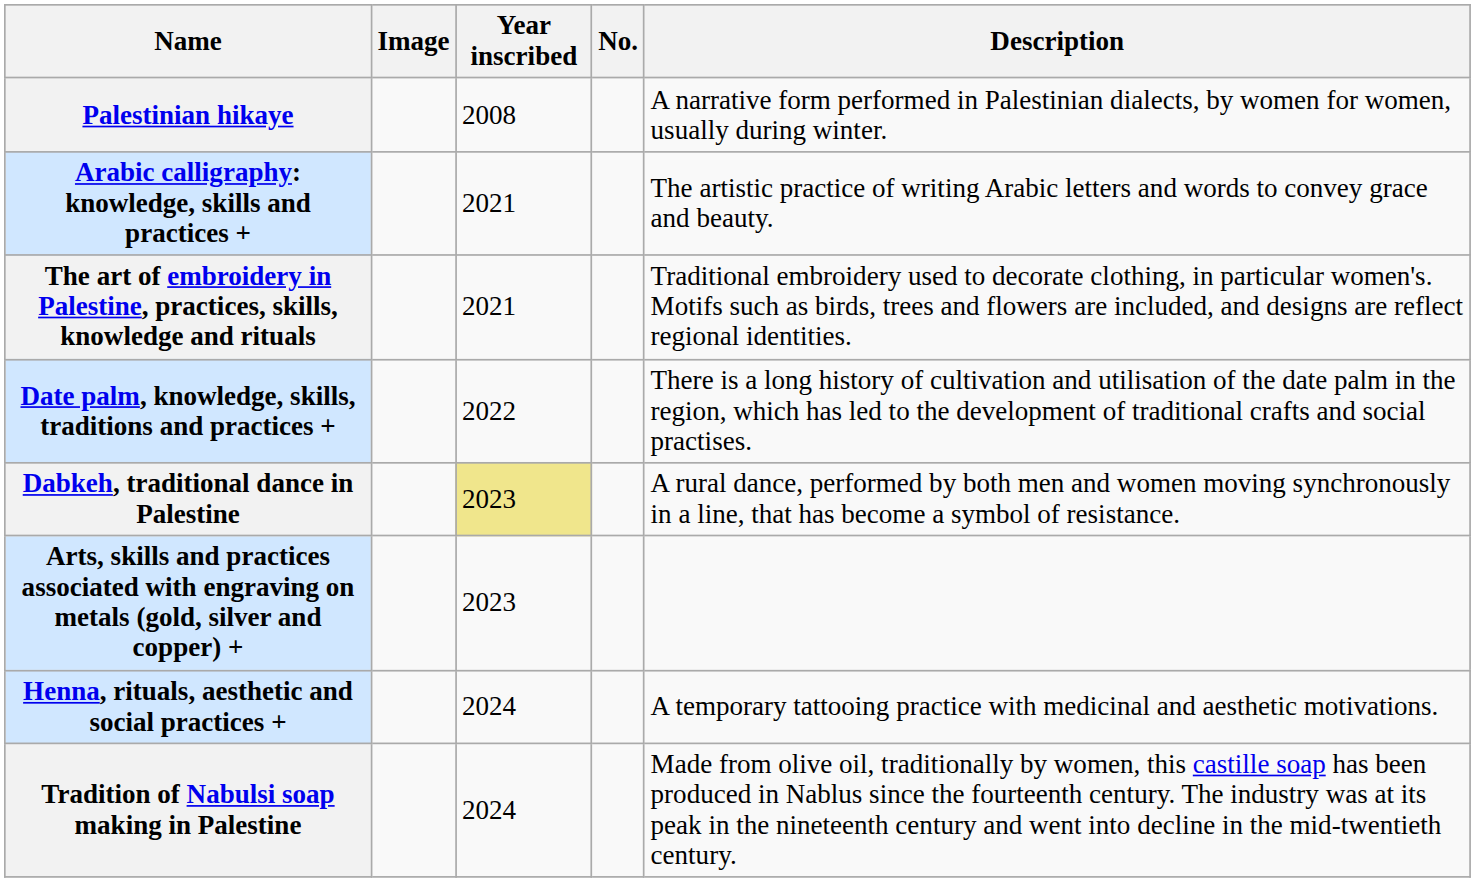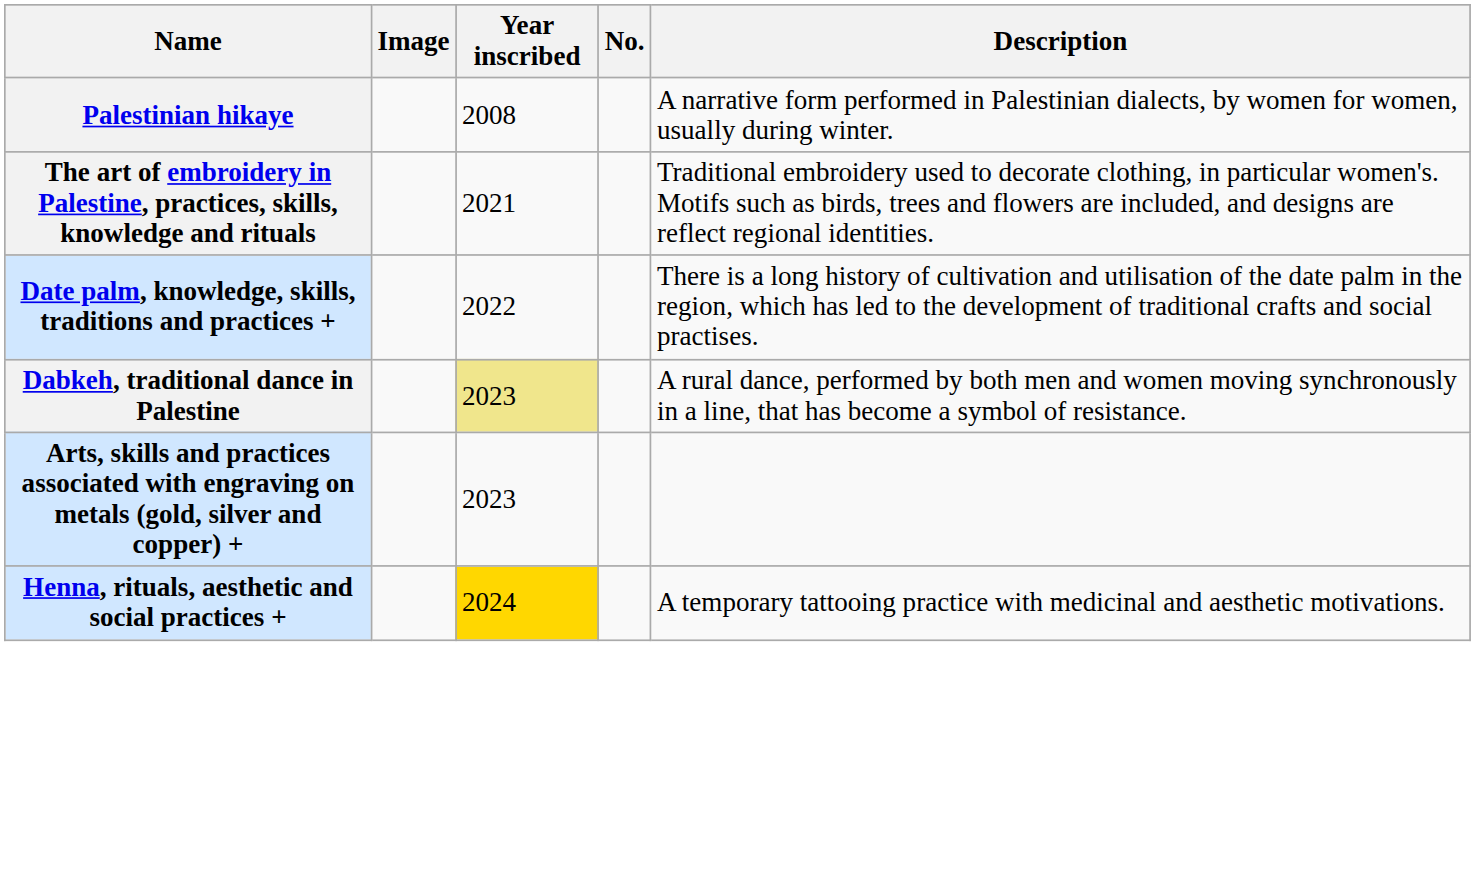- row: (188, 202)
(489, 706) no background -> (489, 602) gold background
- row: (188, 810)
